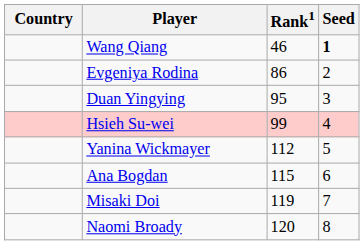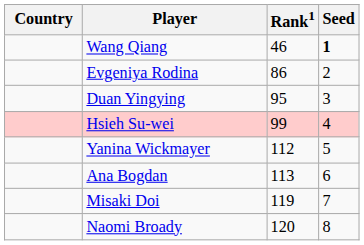(282, 175) 115 -> (282, 175) 113
